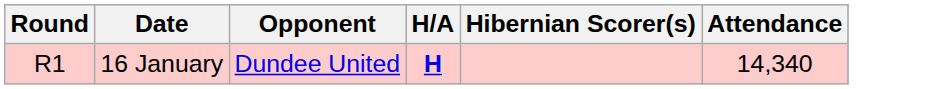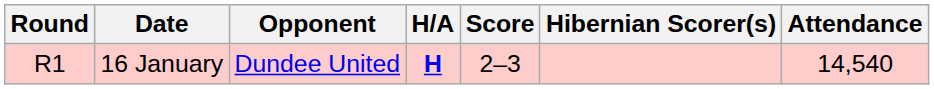+ column: (500, 24)
(775, 63) 14,340 -> (855, 63) 14,540
